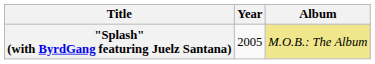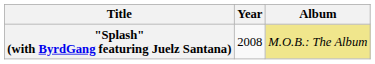(250, 41) 2005 -> (250, 41) 2008
